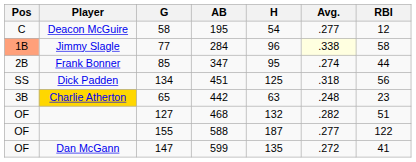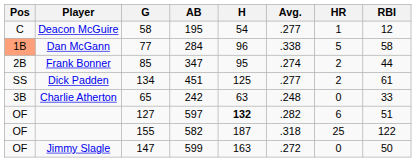+ column: (339, 13)
(88, 47) Jimmy Slagle -> (78, 47) Dan McGann
(329, 47) lightyellow background -> (290, 47) no background
(329, 81) .318 -> (290, 81) .277
(384, 81) 56 -> (387, 81) 61
(88, 98) gold background -> (78, 98) no background
(219, 98) 442 -> (194, 98) 242
(384, 98) 23 -> (387, 98) 33
(219, 115) 468 -> (194, 115) 597
(274, 115) normal -> (242, 115) bold
(219, 132) 588 -> (194, 132) 582
(329, 132) .277 -> (290, 132) .318
(88, 149) Dan McGann -> (78, 149) Jimmy Slagle
(274, 149) 135 -> (242, 149) 163
(384, 149) 41 -> (387, 149) 50
